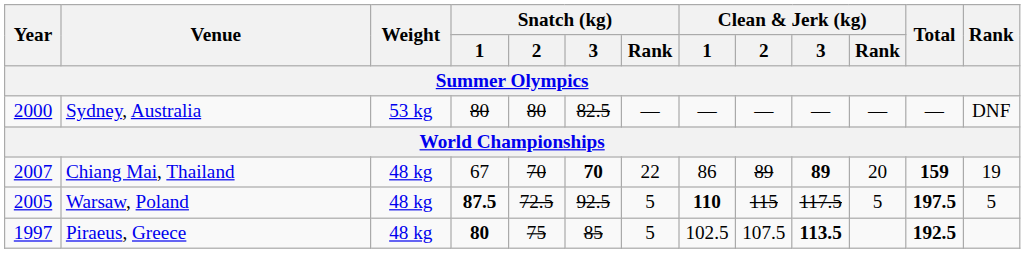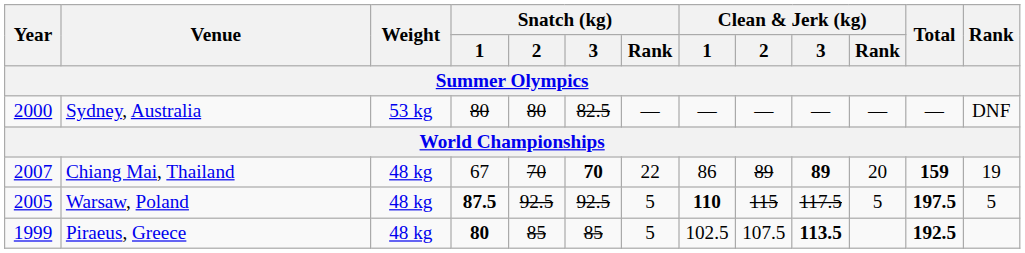(536, 202) 72.5 -> (536, 202) 92.5
(33, 232) 1997 -> (33, 232) 1999
(536, 232) 75 -> (536, 232) 85
